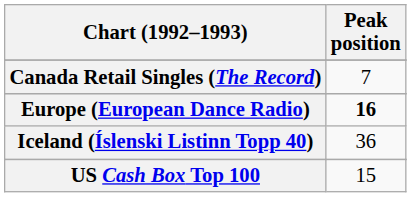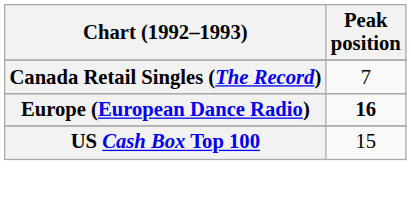- row: (165, 142)
